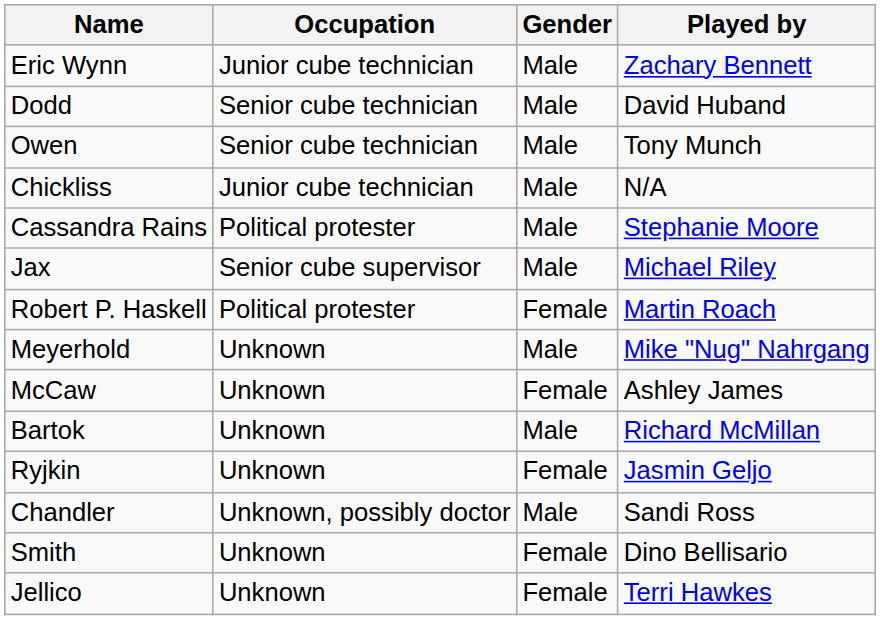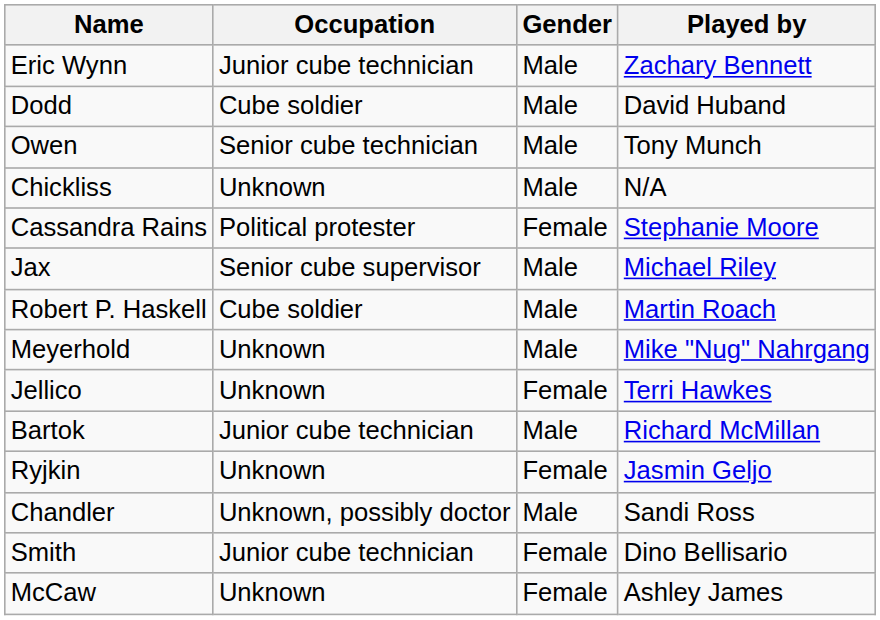(348, 106) Senior cube technician -> (291, 106) Cube soldier
(346, 187) Junior cube technician -> (272, 187) Unknown
(550, 227) Male -> (565, 227) Female
(317, 308) Political protester -> (291, 308) Cube soldier
(565, 308) Female -> (550, 308) Male
rows swapped: (46, 593) <-> (53, 390)
(272, 430) Unknown -> (346, 430) Junior cube technician
(272, 552) Unknown -> (346, 552) Junior cube technician
